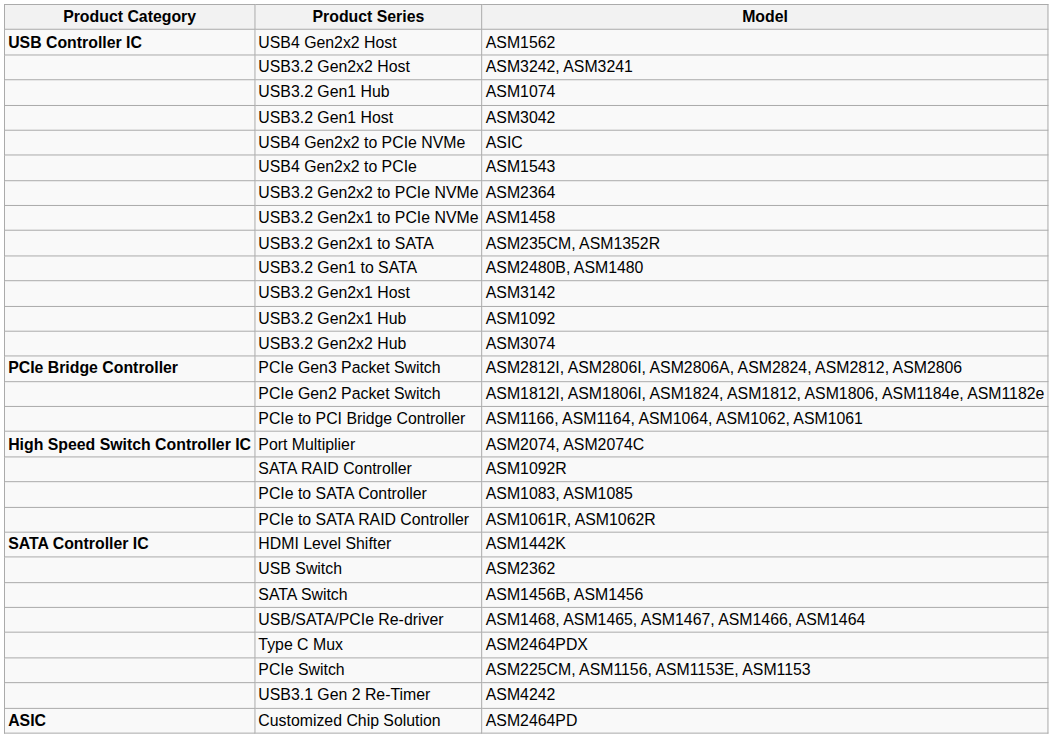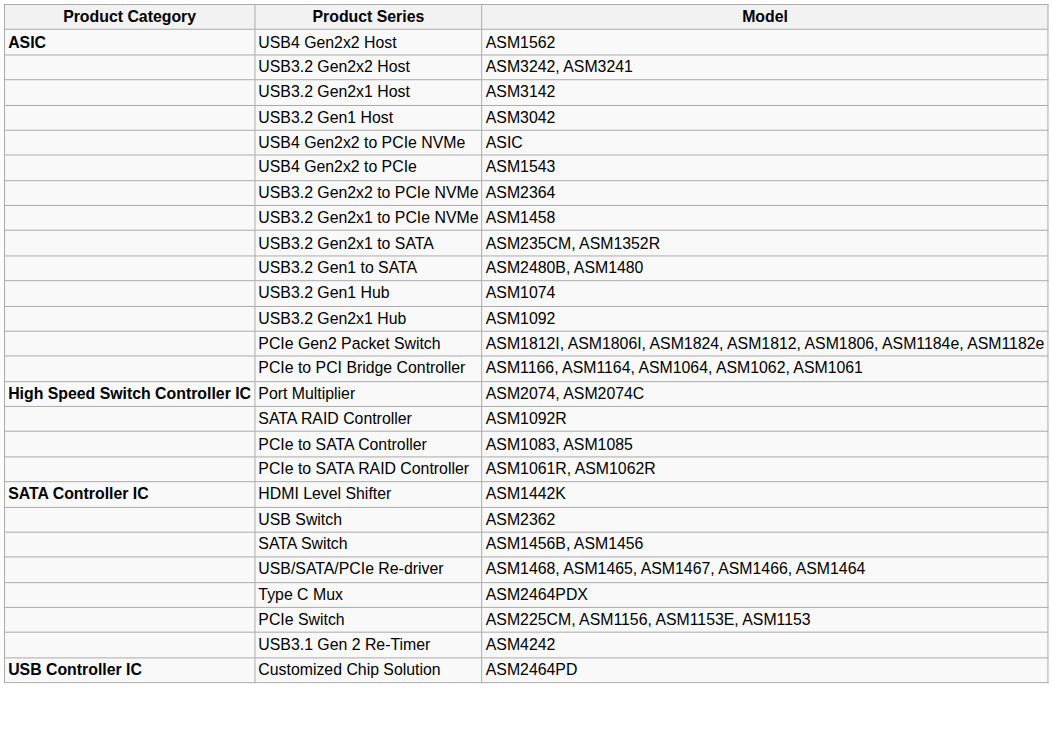(75, 42) USB Controller IC -> (27, 42) ASIC
rows swapped: (334, 293) <-> (324, 92)
- row: (332, 343)
- row: (349, 368)
(27, 720) ASIC -> (75, 670) USB Controller IC
